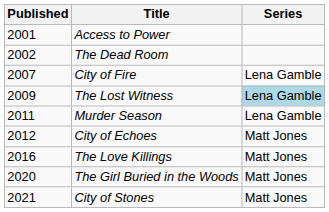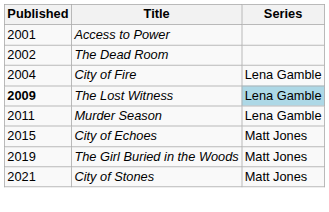(22, 75) 2007 -> (22, 75) 2004
(22, 95) normal -> (22, 95) bold
(22, 136) 2012 -> (22, 136) 2015
- row: (123, 156)
(22, 177) 2020 -> (22, 156) 2019
